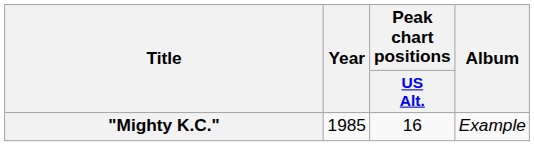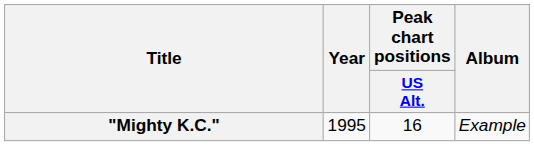(347, 126) 1985 -> (347, 126) 1995
